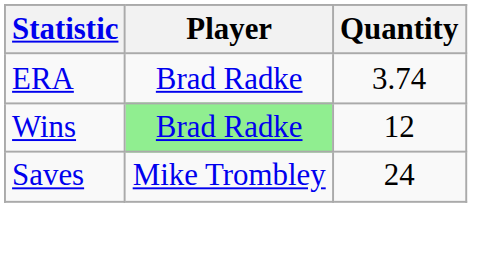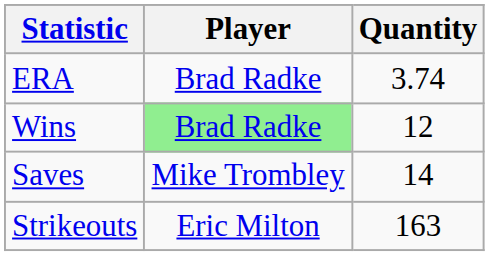(399, 175) 24 -> (418, 175) 14
+ row: (75, 224)
